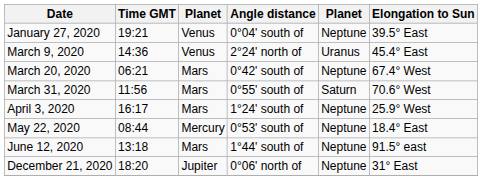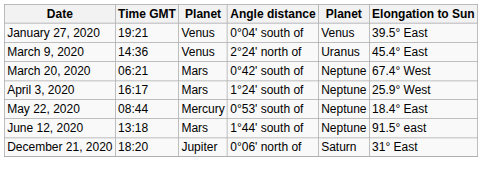(344, 33) Neptune -> (338, 33) Venus
- row: (49, 90)
(344, 166) Neptune -> (339, 147) Saturn
